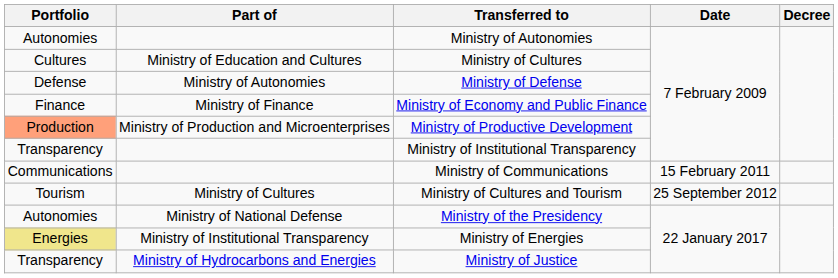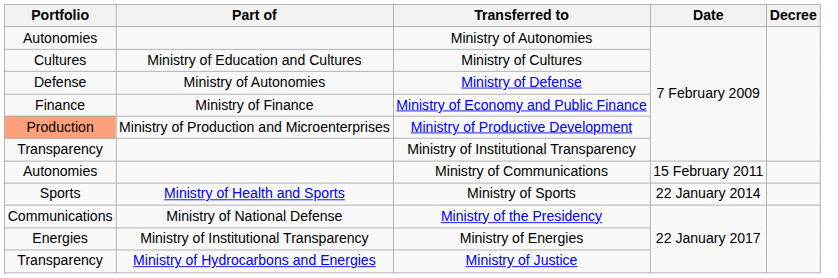(60, 171) Communications -> (60, 171) Autonomies
- row: (522, 194)
+ row: (521, 194)
(60, 216) Autonomies -> (60, 216) Communications
(60, 238) khaki background -> (60, 238) no background
